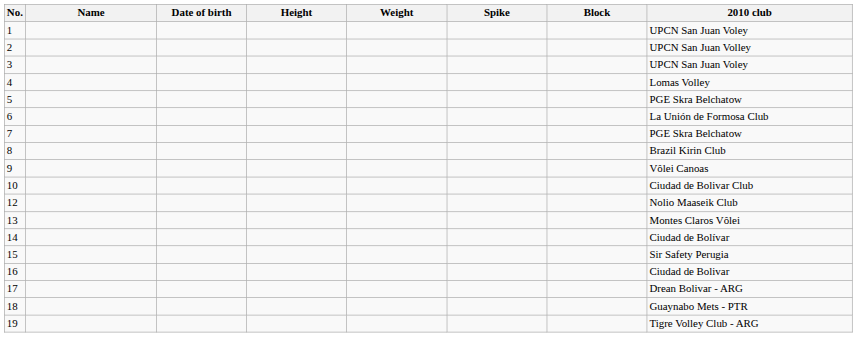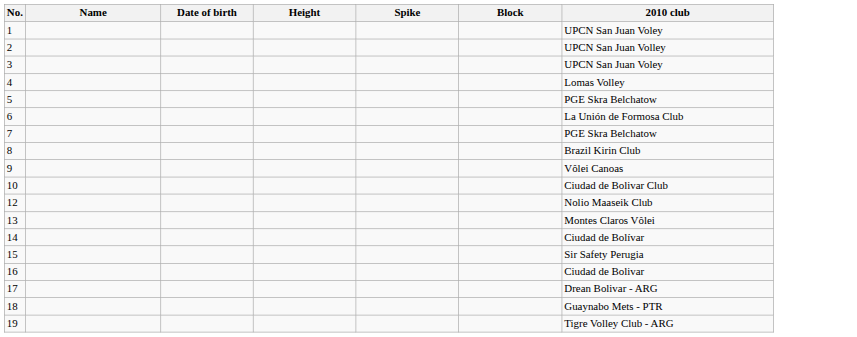- column: (397, 13)
